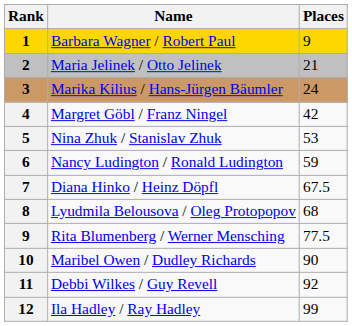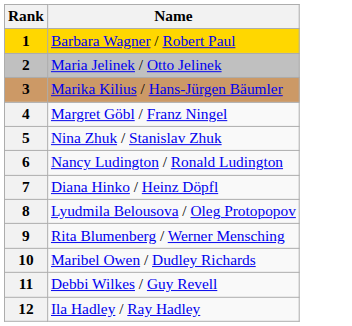- column: (323, 16)
